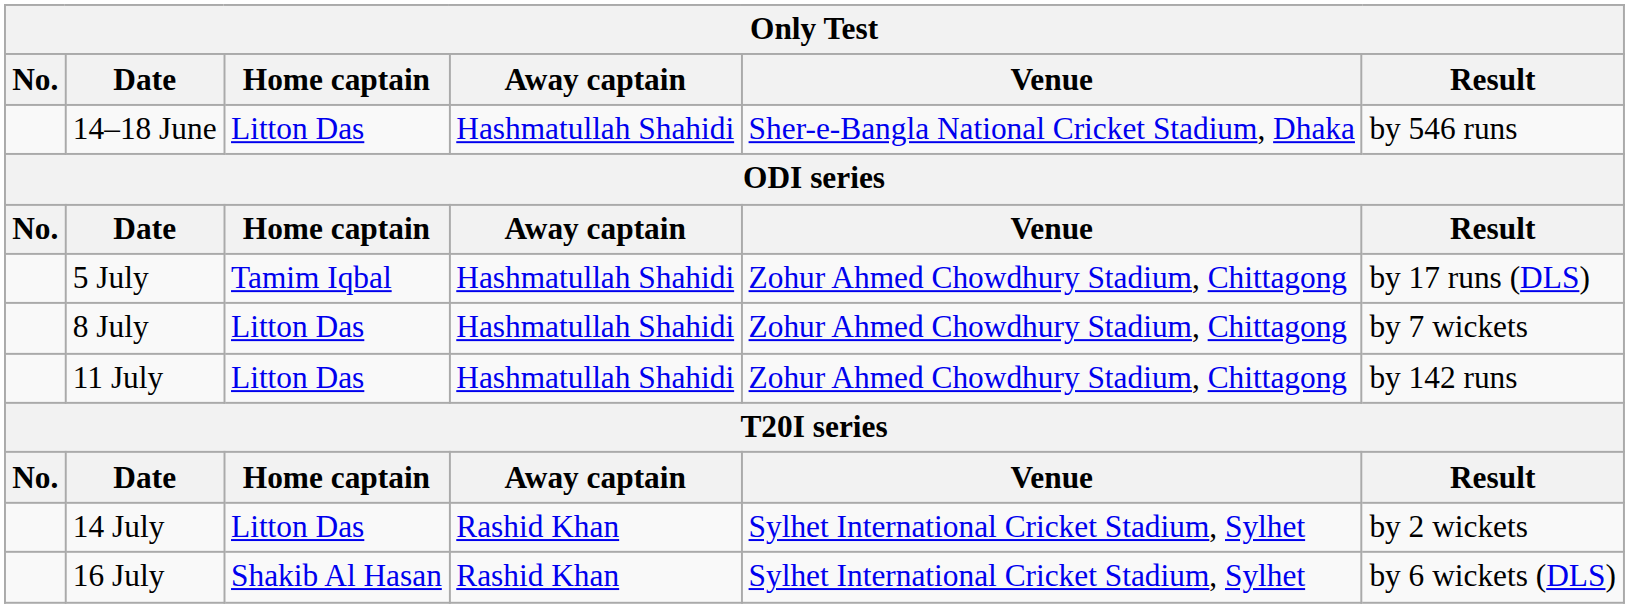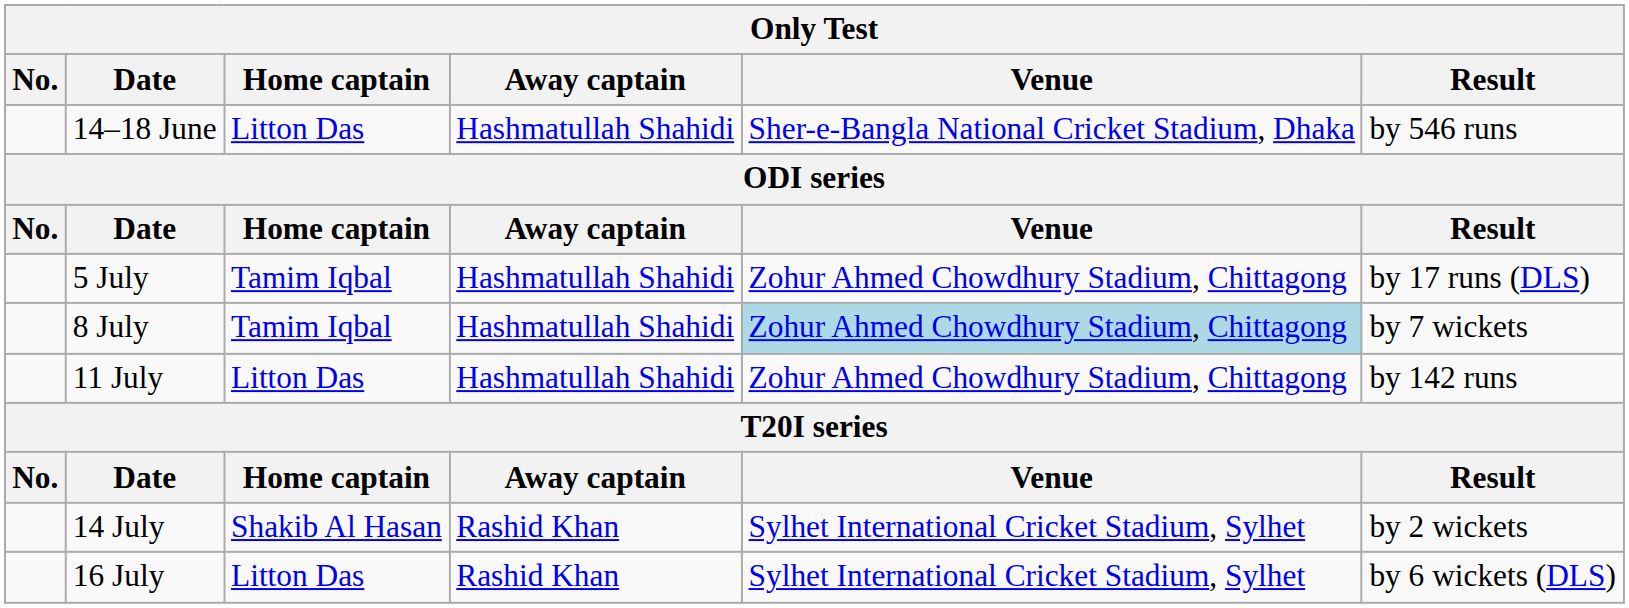(298, 327) Litton Das -> (311, 327) Tamim Iqbal
(1048, 327) no background -> (1048, 327) lightblue background
(298, 526) Litton Das -> (336, 526) Shakib Al Hasan
(336, 576) Shakib Al Hasan -> (298, 576) Litton Das
